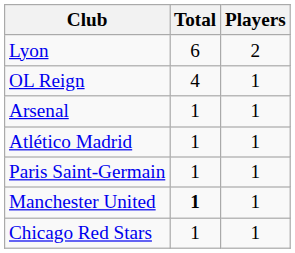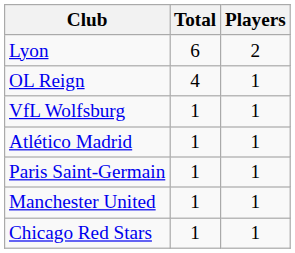+ row: (67, 111)
- row: (39, 111)
(195, 202) bold -> (195, 202) normal
